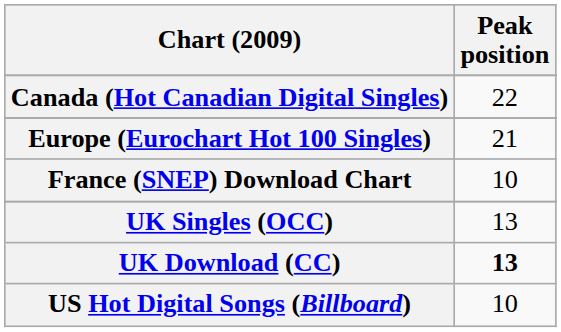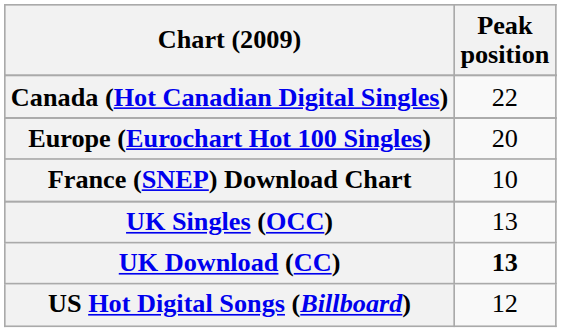(505, 138) 21 -> (505, 138) 20
(505, 304) 10 -> (505, 304) 12
